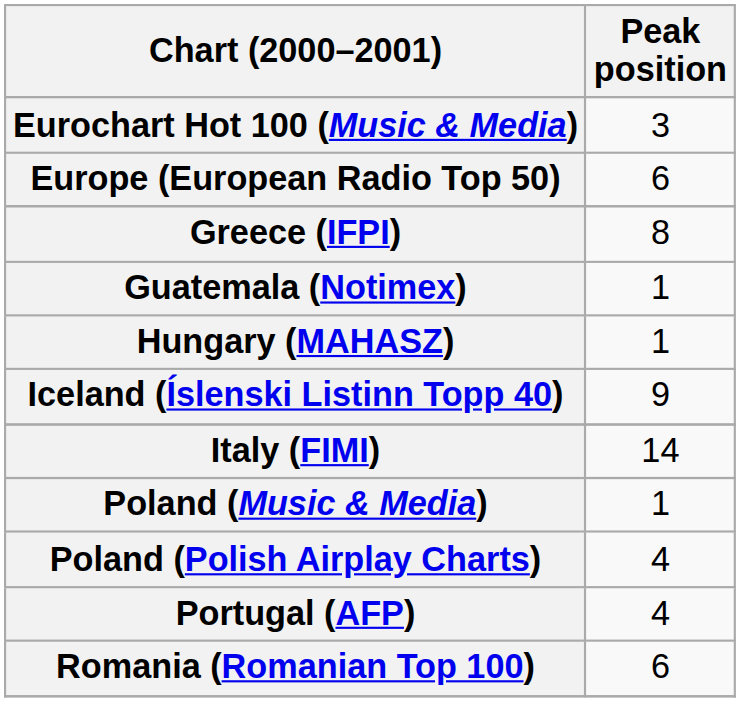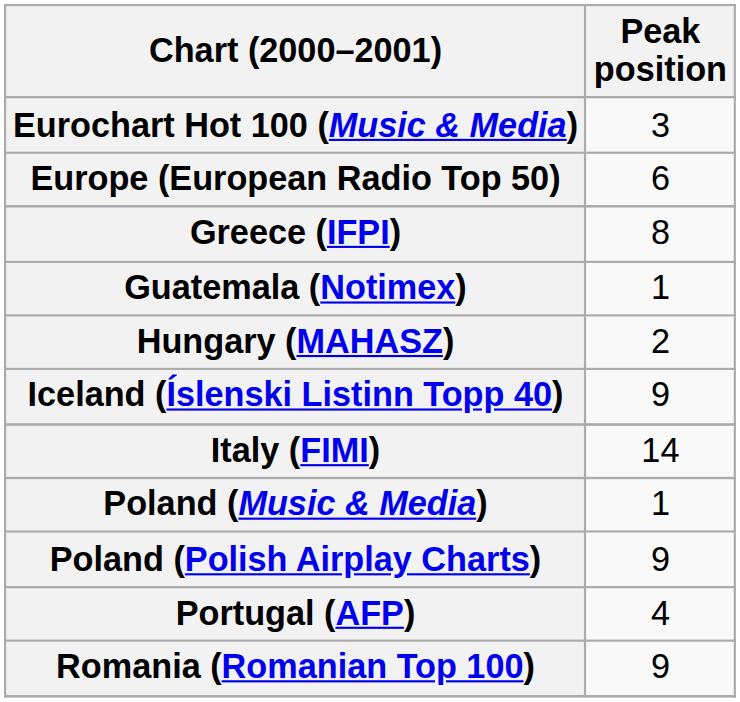(660, 341) 1 -> (660, 341) 2
(660, 558) 4 -> (660, 558) 9
(660, 667) 6 -> (660, 667) 9
